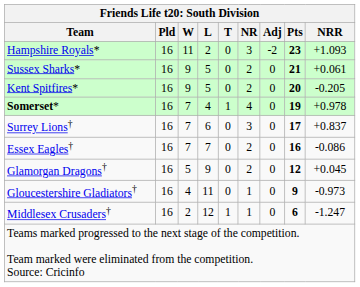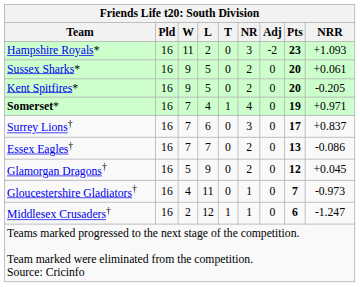(295, 69) 21 -> (295, 69) 20
(330, 106) +0.978 -> (330, 106) +0.971
(295, 148) 16 -> (295, 148) 13
(295, 191) 9 -> (295, 191) 7
